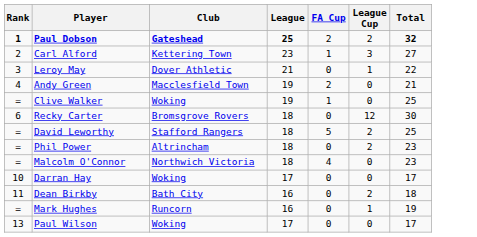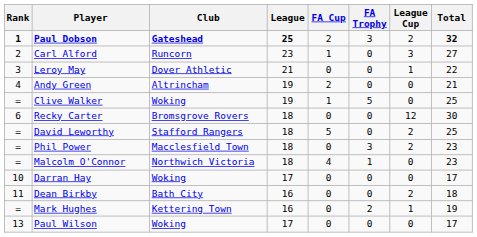+ column: (370, 18)
(192, 54) Kettering Town -> (172, 54) Runcorn
(200, 85) Macclesfield Town -> (180, 85) Altrincham
(180, 147) Altrincham -> (200, 147) Macclesfield Town
(172, 209) Runcorn -> (192, 209) Kettering Town
